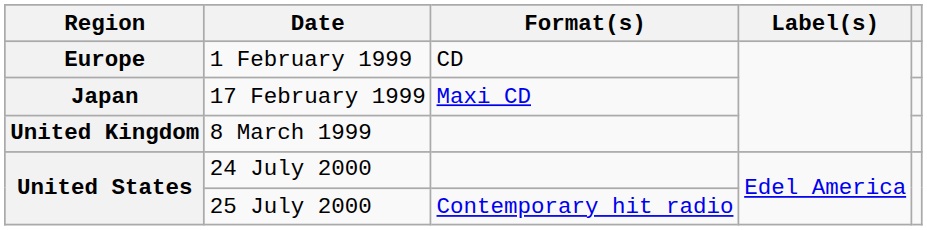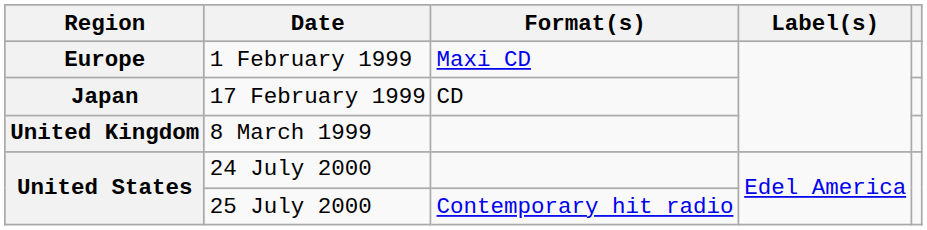(450, 60) CD -> (484, 60) Maxi CD
(484, 97) Maxi CD -> (450, 97) CD
